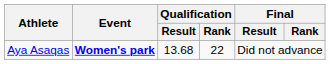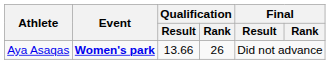(179, 50) 13.68 -> (179, 50) 13.66
(217, 50) 22 -> (217, 50) 26
